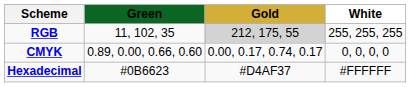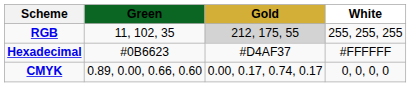rows swapped: (44, 71) <-> (44, 52)
